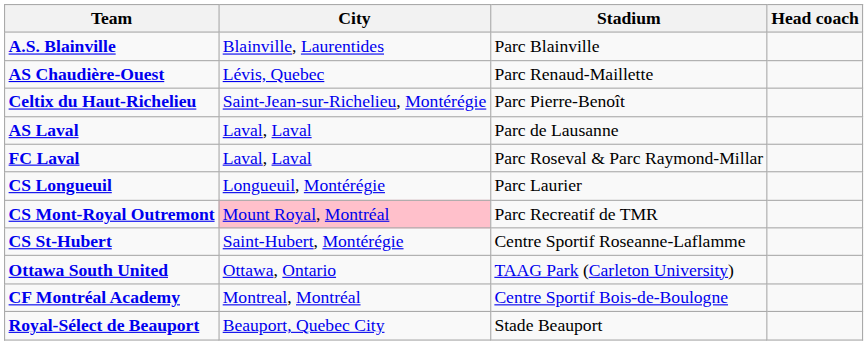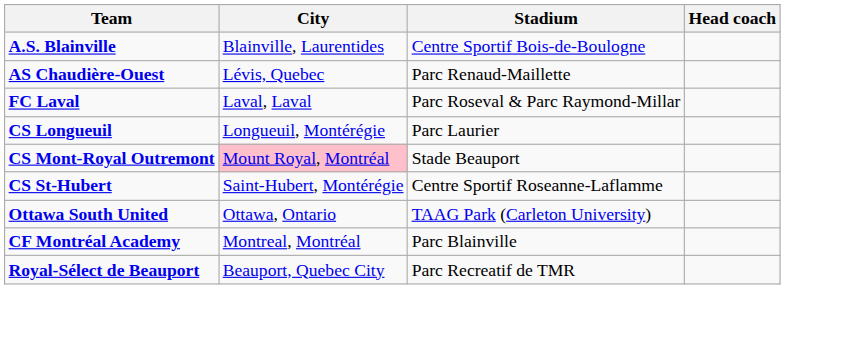(547, 46) Parc Blainville -> (528, 46) Centre Sportif Bois-de-Boulogne
- row: (102, 102)
- row: (44, 130)
(576, 213) Parc Recreatif de TMR -> (466, 158) Stade Beauport
(611, 297) Centre Sportif Bois-de-Boulogne -> (464, 241) Parc Blainville
(548, 325) Stade Beauport -> (493, 269) Parc Recreatif de TMR
